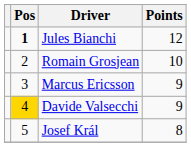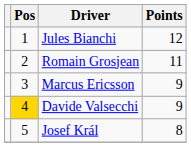(25, 38) bold -> (25, 38) normal
(176, 61) 10 -> (176, 61) 11
